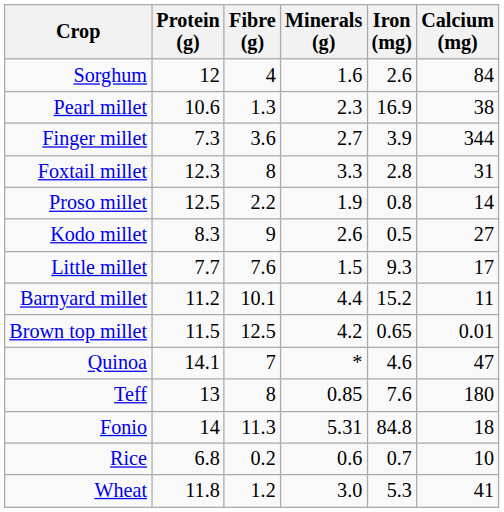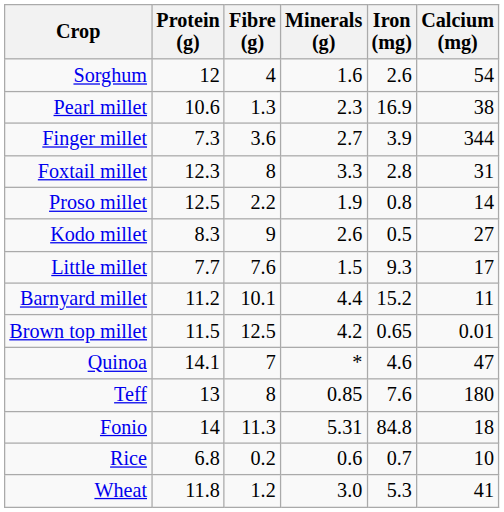(484, 75) 84 -> (484, 75) 54
